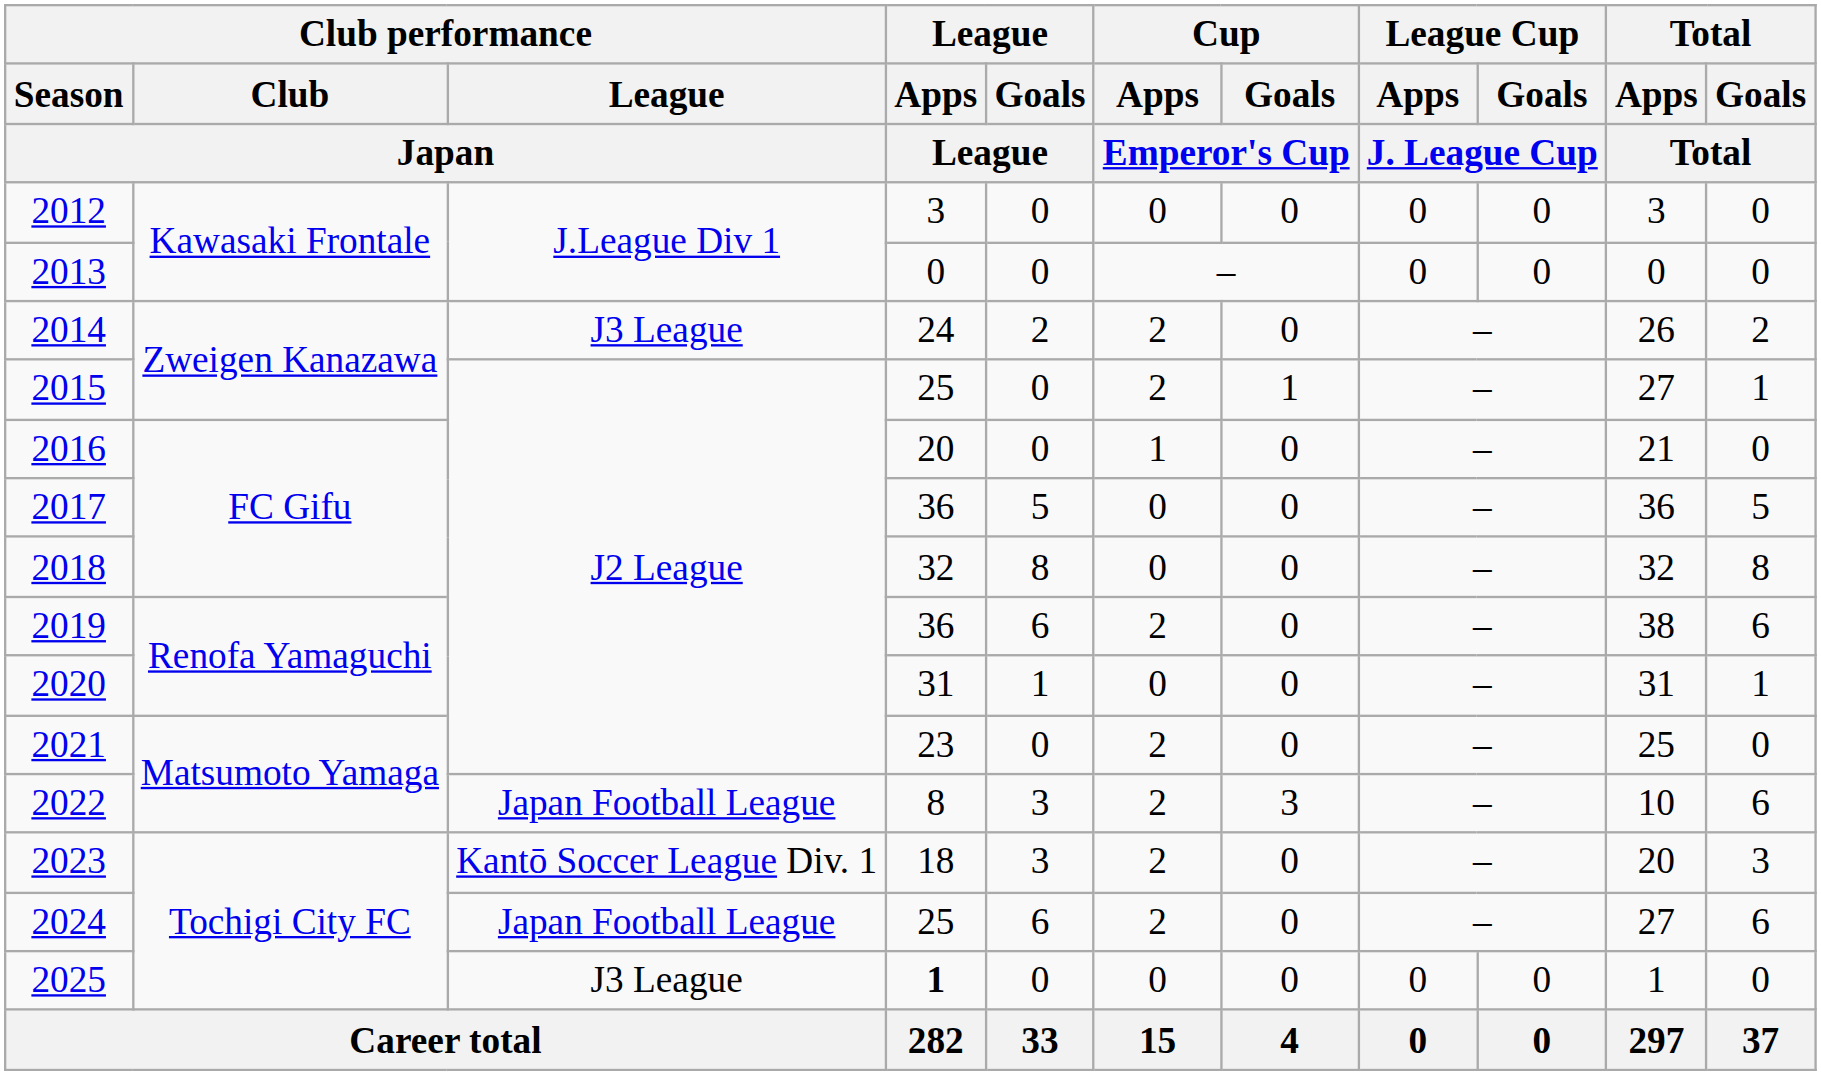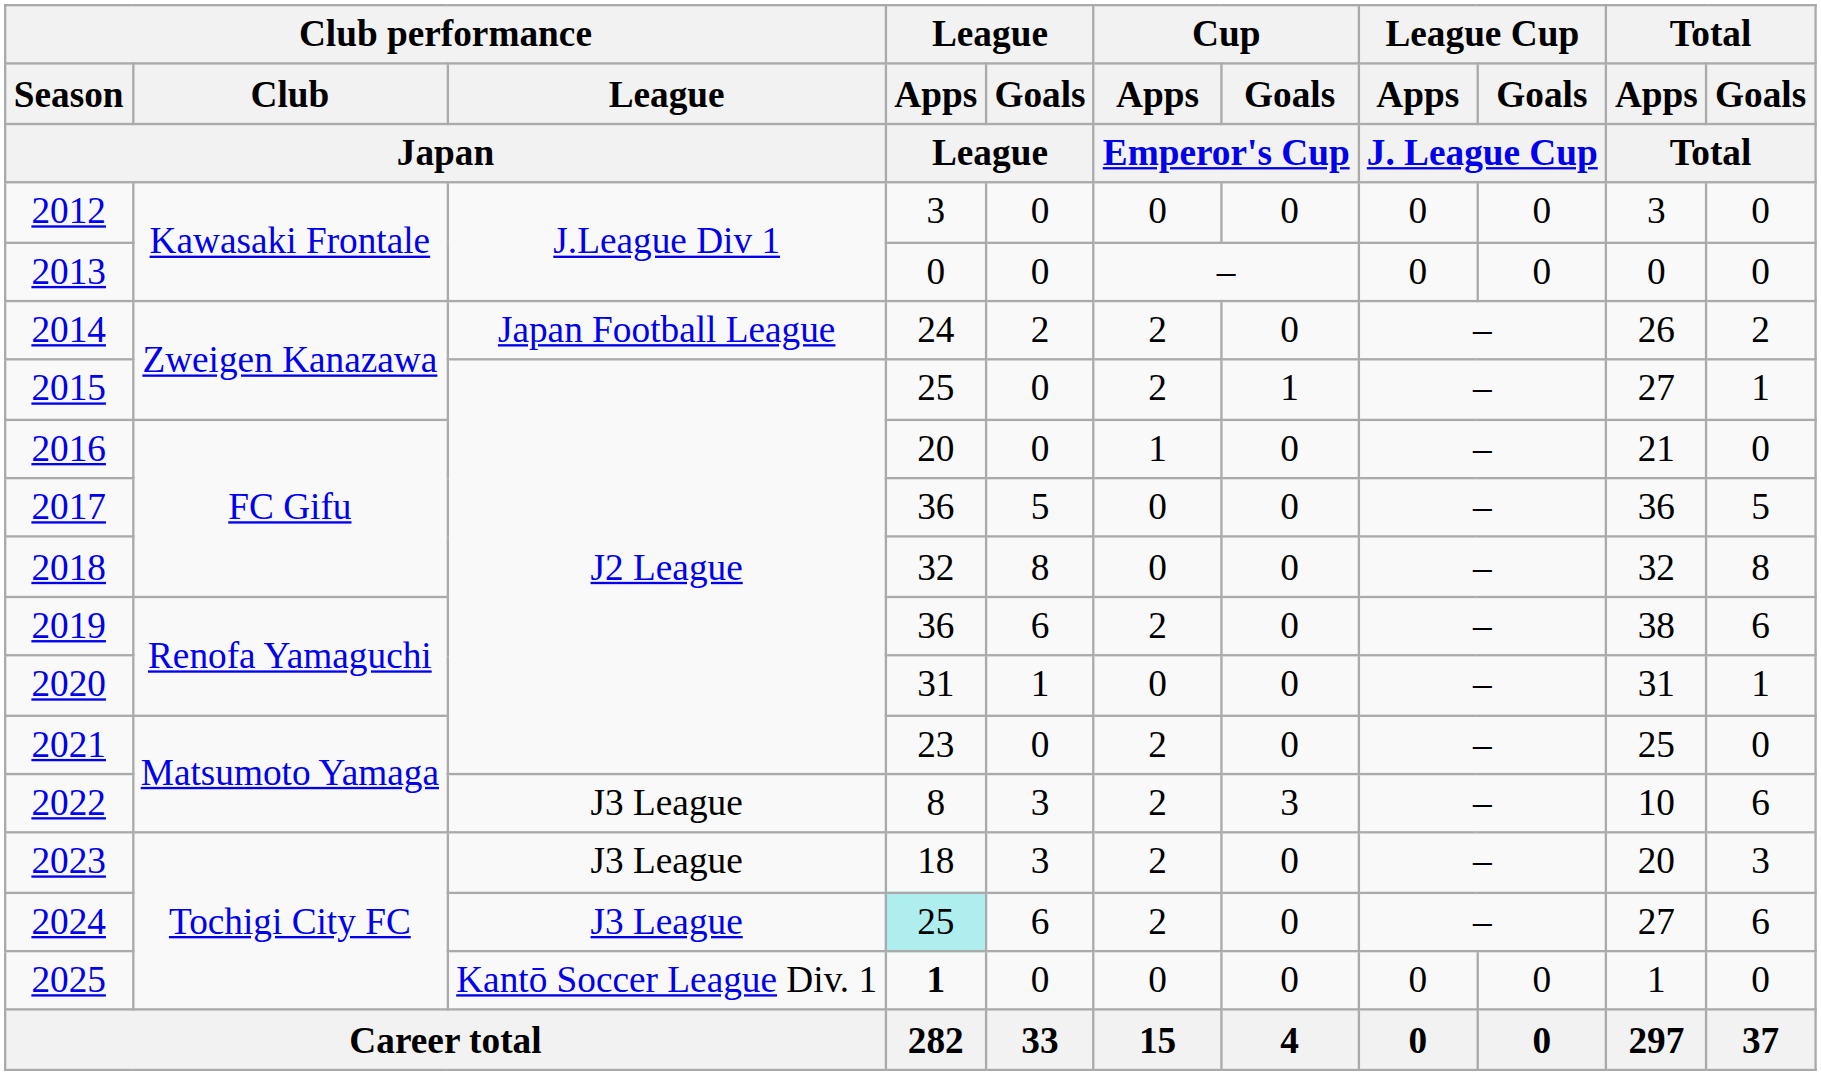(667, 329) J3 League -> (667, 329) Japan Football League
(667, 802) Japan Football League -> (667, 802) J3 League
(667, 861) Kantō Soccer League Div. 1 -> (667, 861) J3 League
(667, 920) Japan Football League -> (667, 920) J3 League
(936, 920) no background -> (936, 920) paleturquoise background
(667, 980) J3 League -> (667, 980) Kantō Soccer League Div. 1
